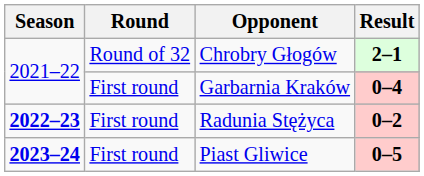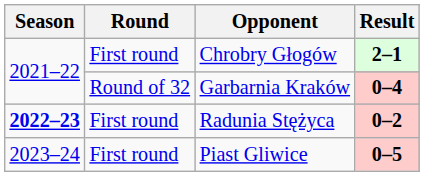(140, 54) Round of 32 -> (134, 54) First round
(134, 88) First round -> (140, 88) Round of 32
(45, 154) bold -> (45, 154) normal
